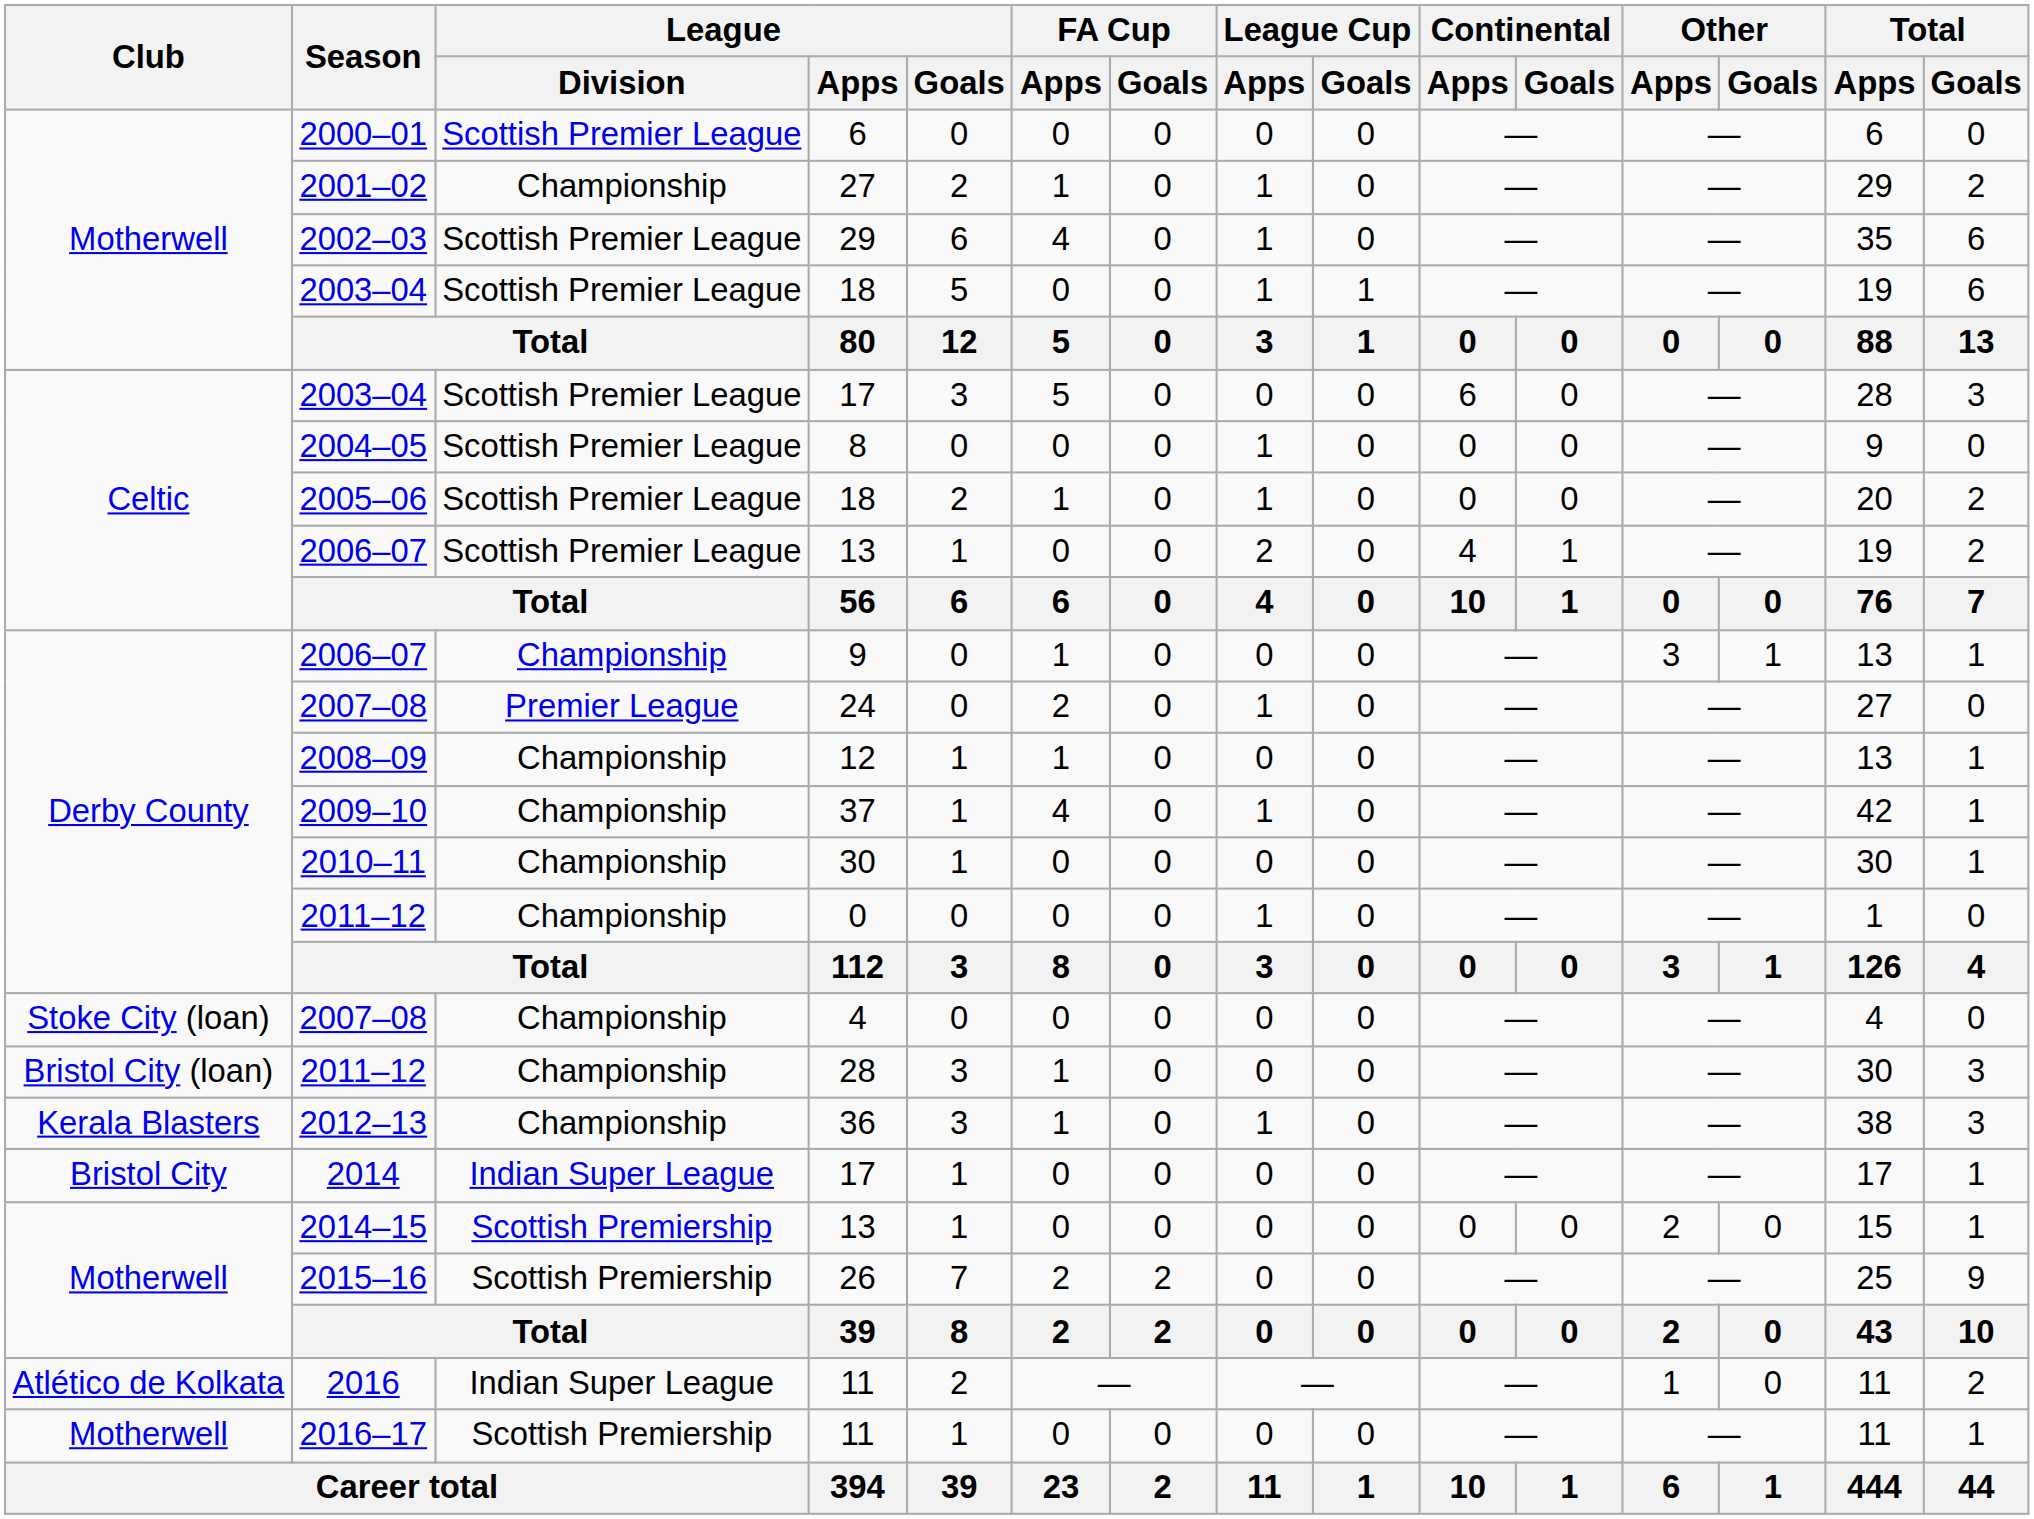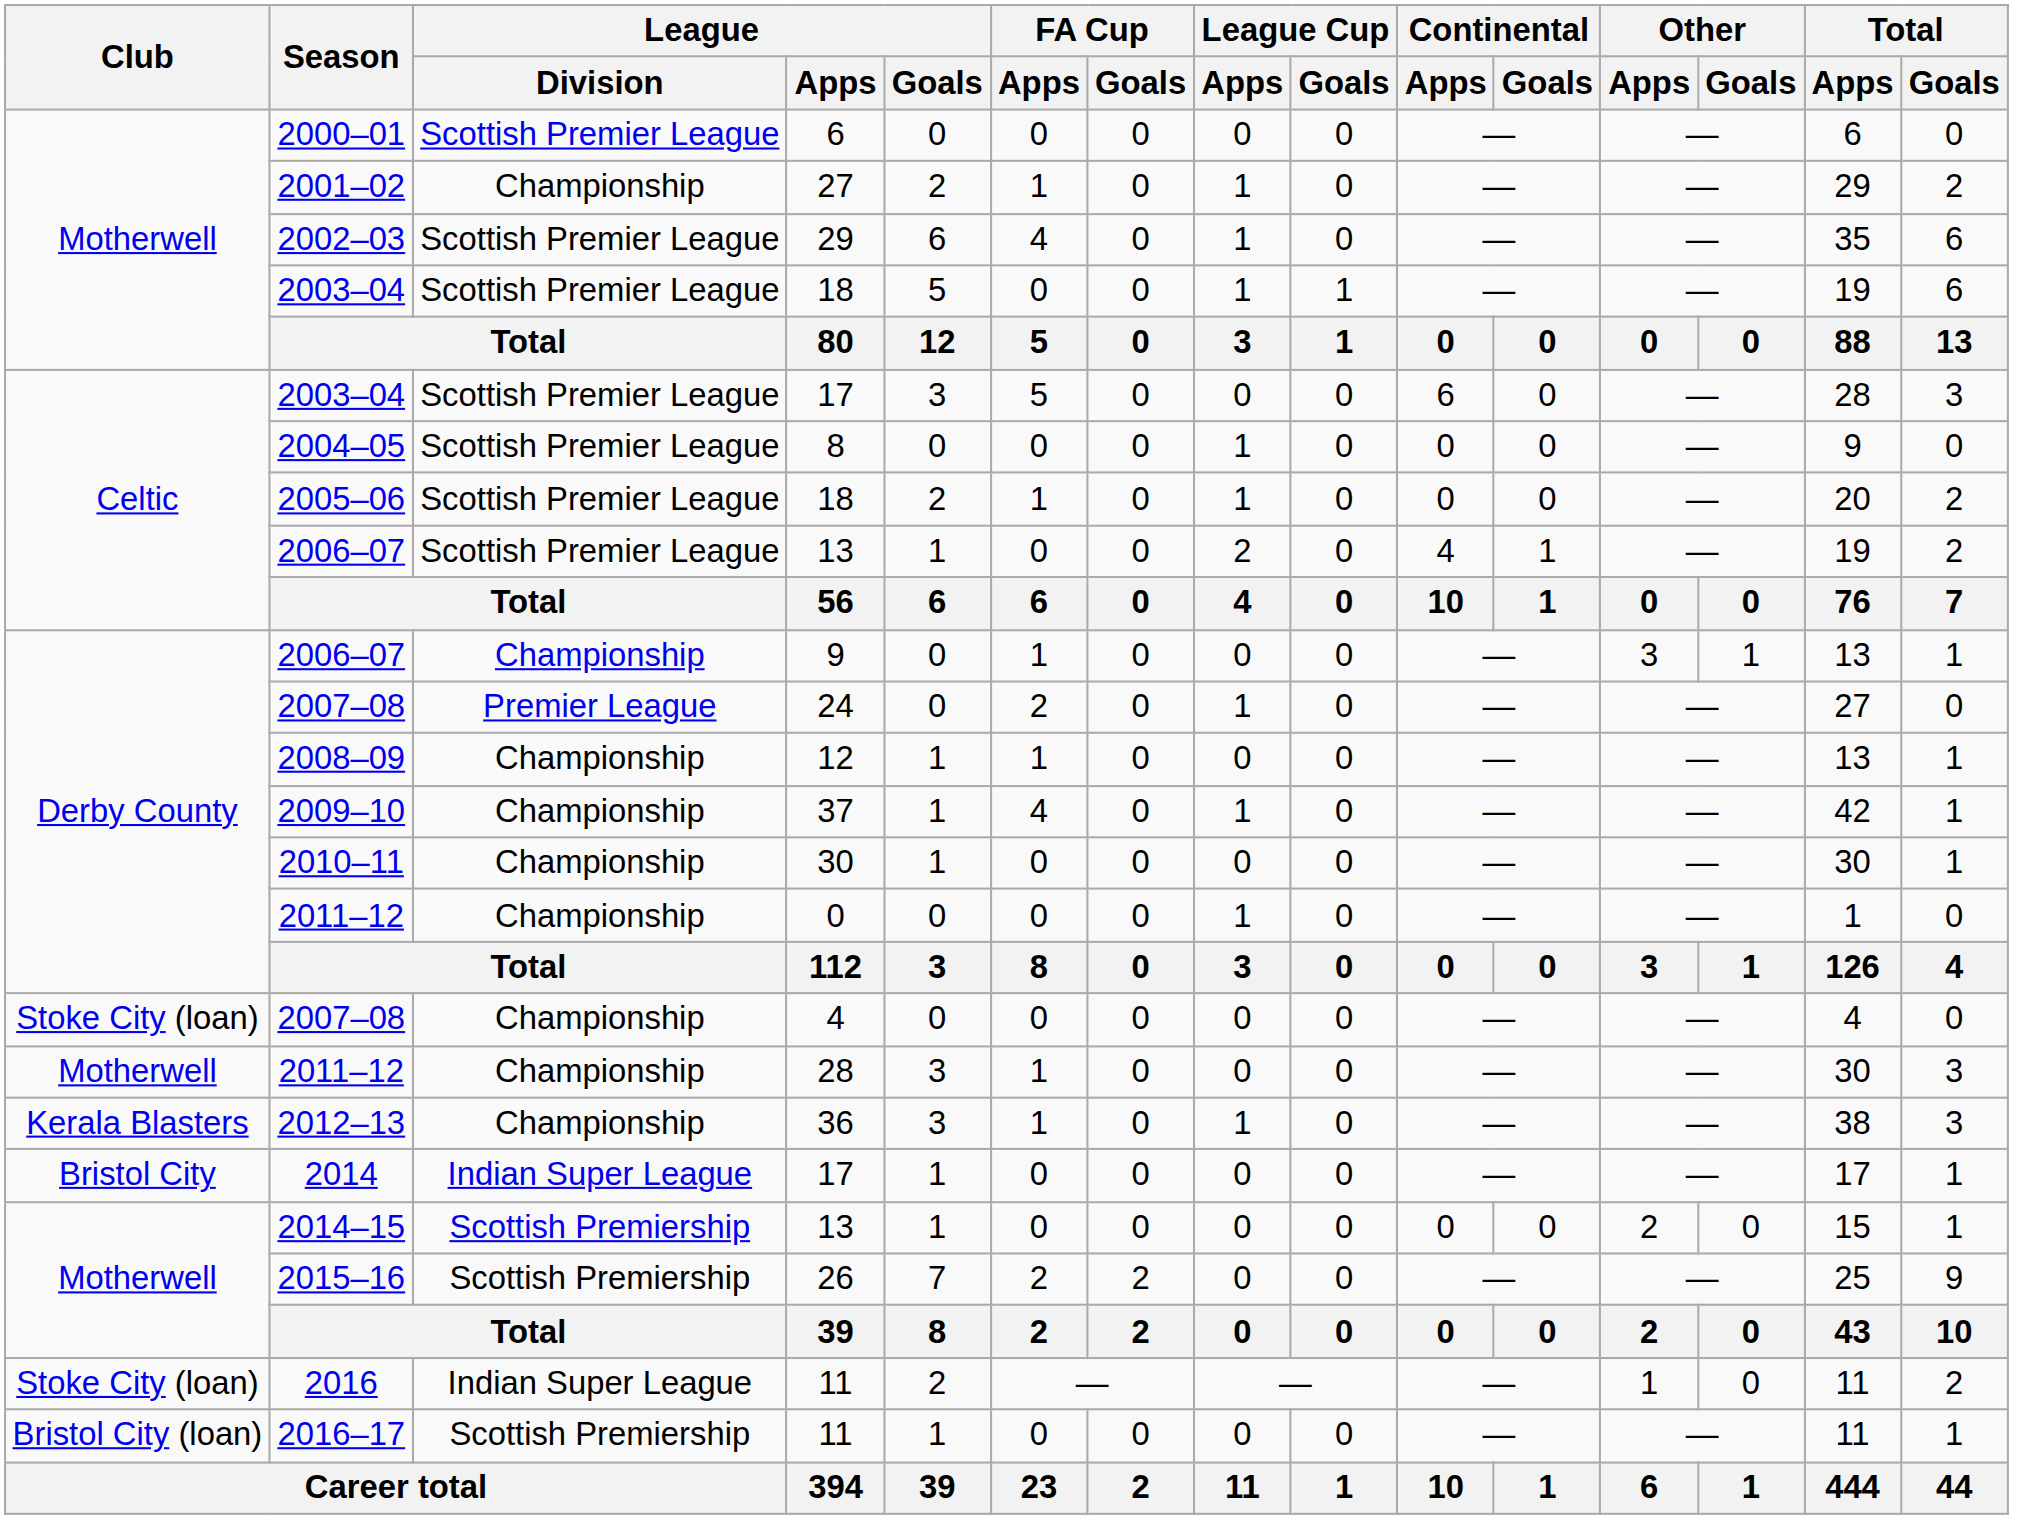(148, 1070) Bristol City (loan) -> (137, 1070) Motherwell
(148, 1382) Atlético de Kolkata -> (137, 1382) Stoke City (loan)
(148, 1435) Motherwell -> (137, 1435) Bristol City (loan)
